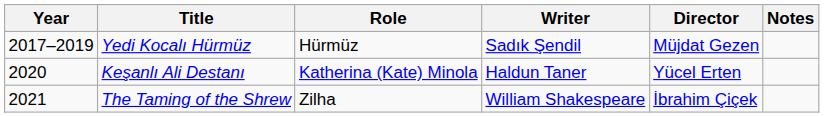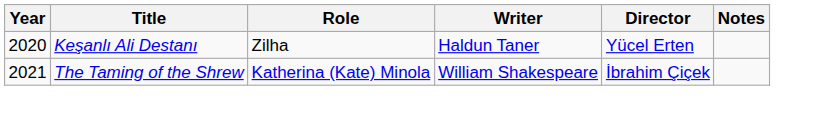- row: (176, 45)
(388, 72) Katherina (Kate) Minola -> (270, 45) Zilha
(317, 99) Zilha -> (341, 72) Katherina (Kate) Minola
